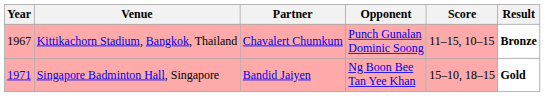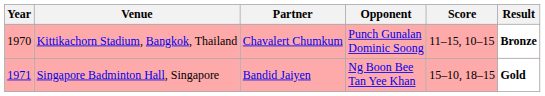(19, 41) 1967 -> (19, 41) 1970
